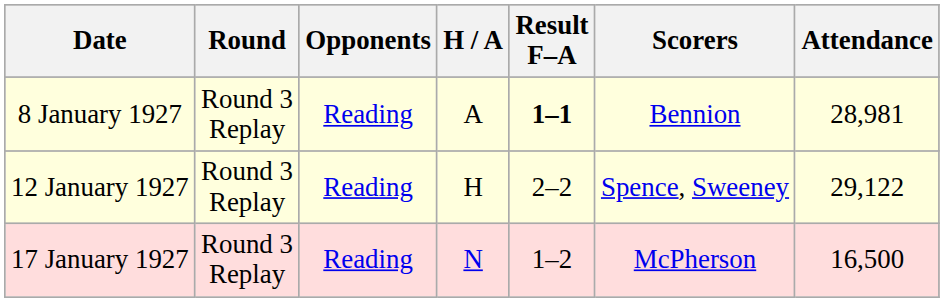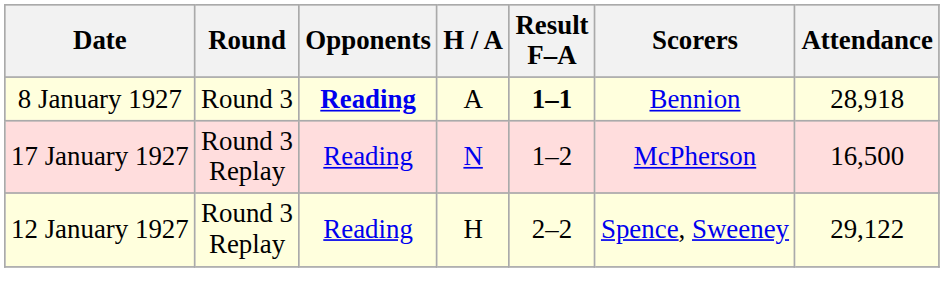(247, 113) Round 3 Replay -> (247, 98) Round 3
(368, 113) normal -> (368, 98) bold
(867, 113) 28,981 -> (867, 98) 28,918
rows swapped: (100, 186) <-> (100, 259)
